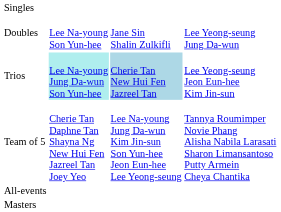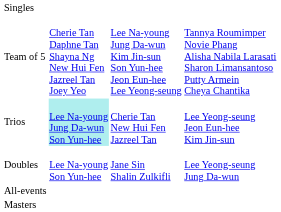rows swapped: (21, 33) <-> (25, 142)
(138, 82) lightblue background -> (138, 128) no background
